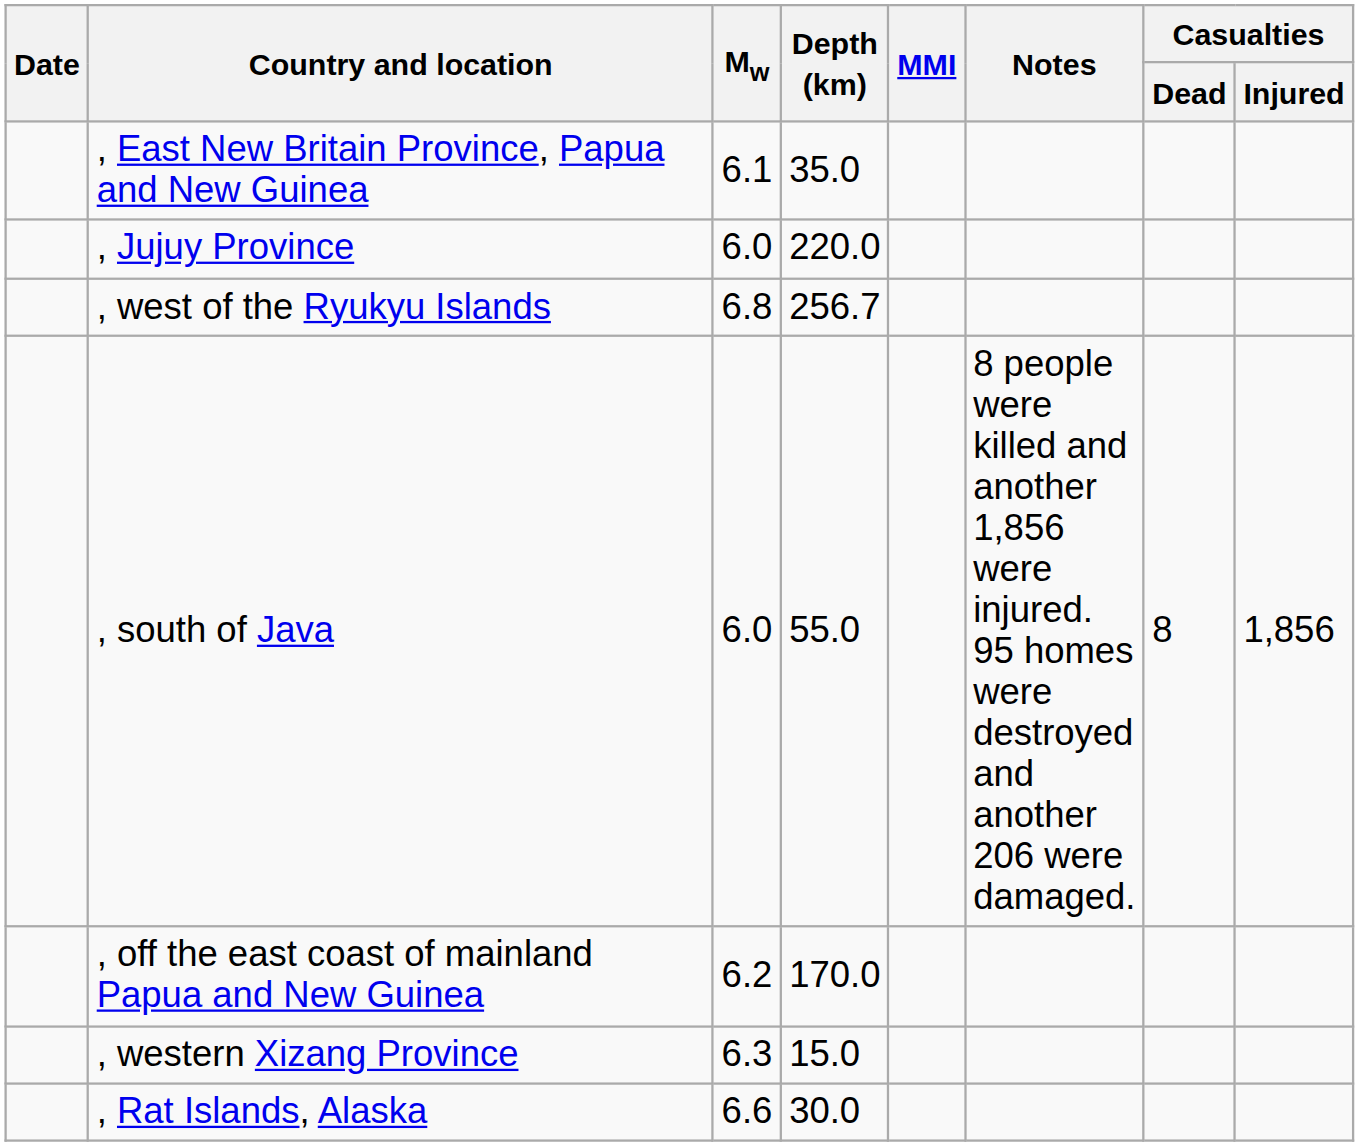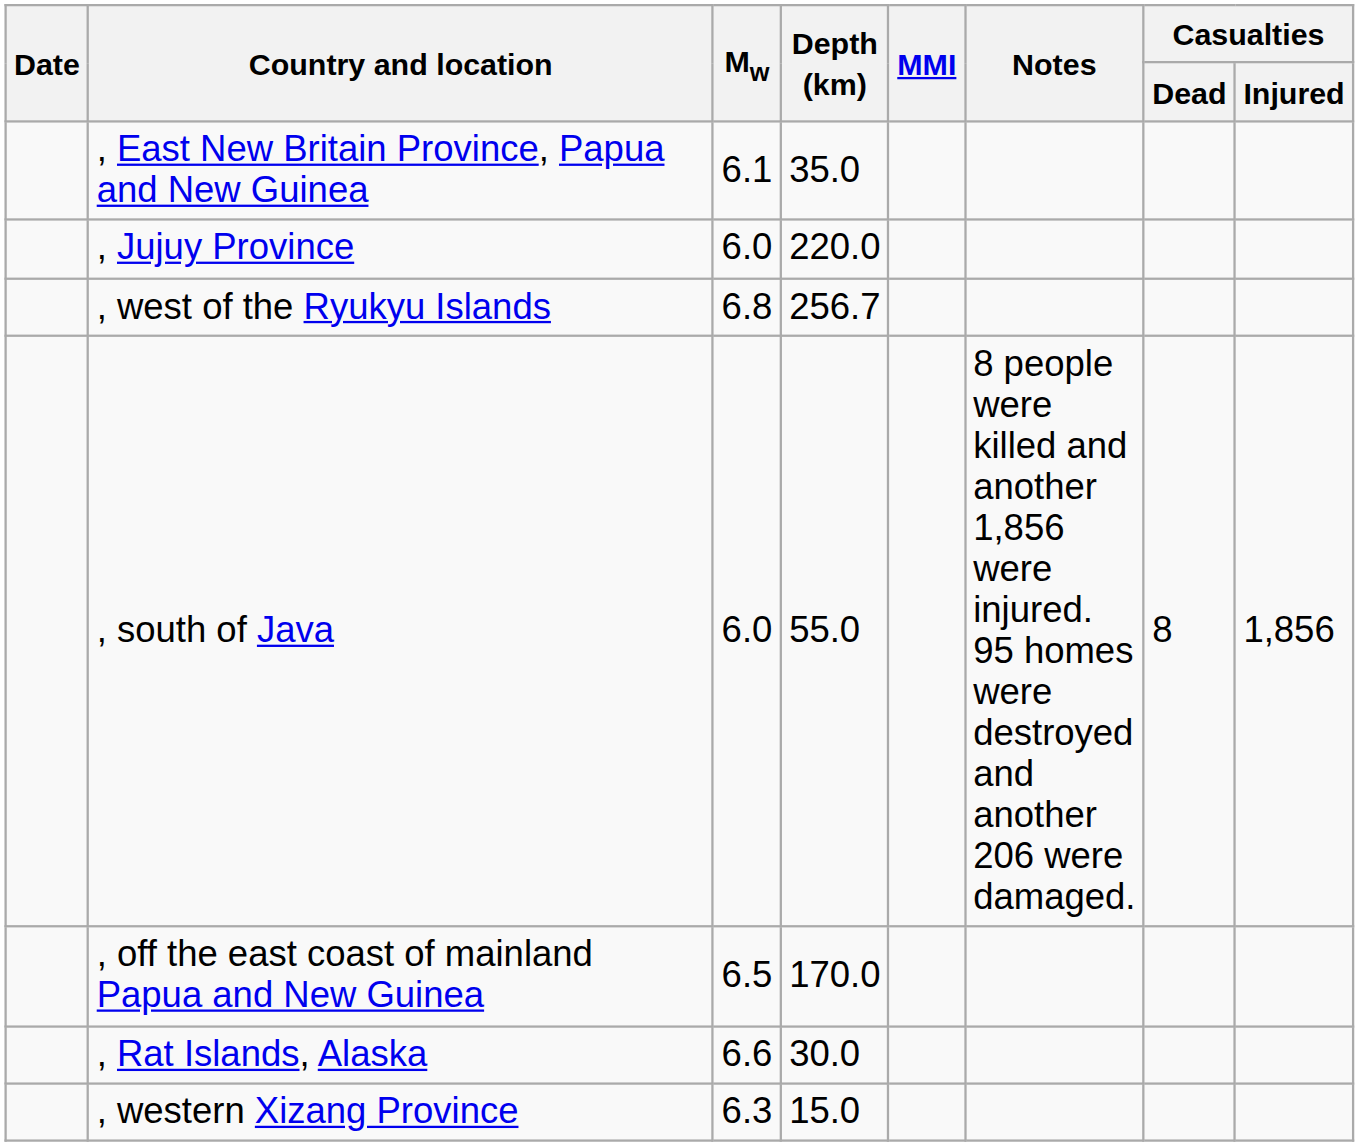(747, 975) 6.2 -> (747, 975) 6.5
rows swapped: (308, 1054) <-> (262, 1111)
